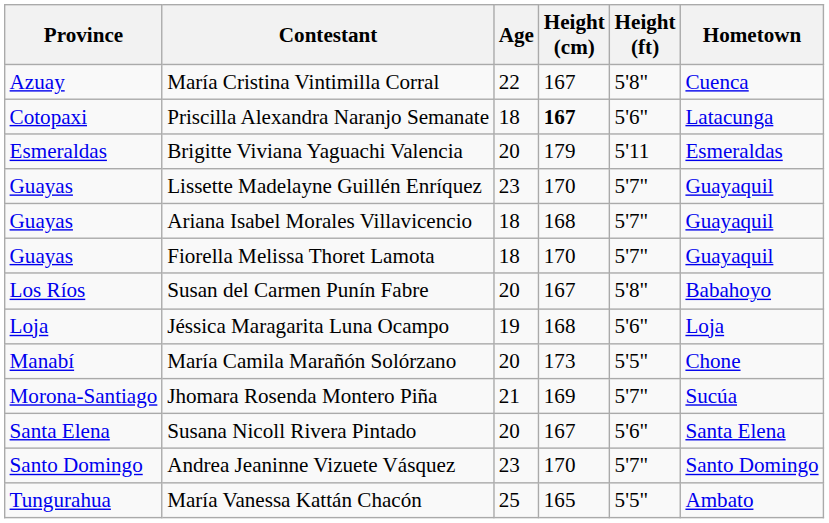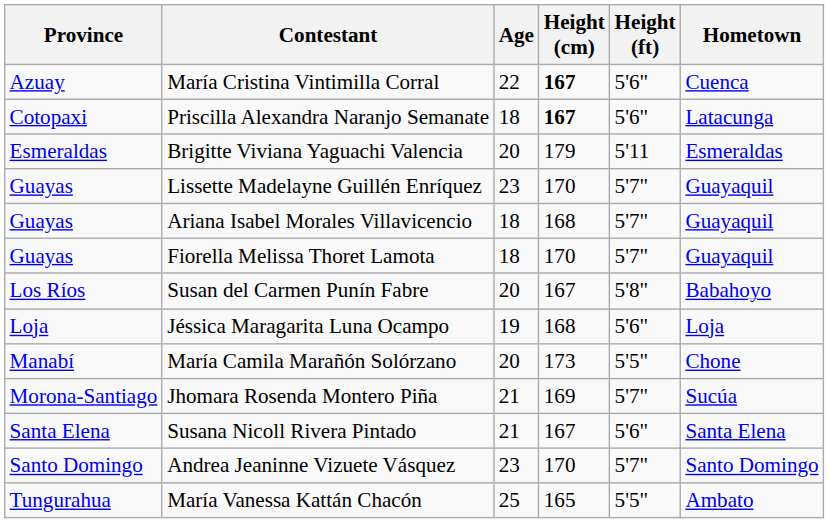(560, 81) normal -> (560, 81) bold
(631, 81) 5'8" -> (631, 81) 5'6"
(509, 430) 20 -> (509, 430) 21
